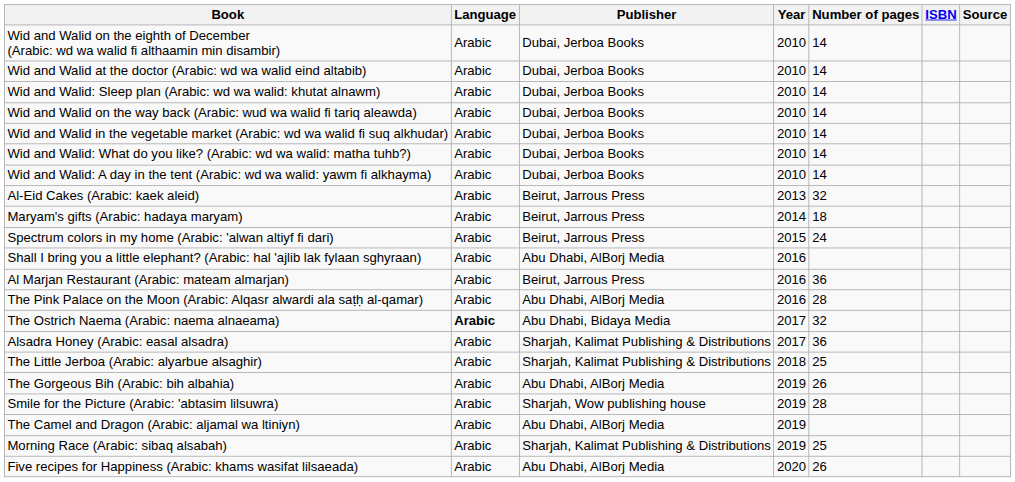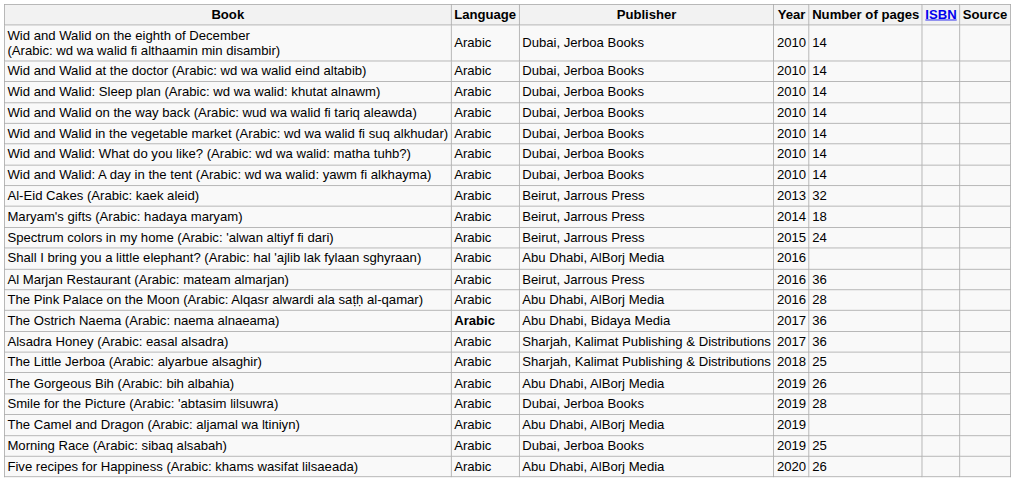(819, 320) 32 -> (819, 320) 36
(614, 404) Sharjah, Wow publishing house -> (583, 404) Dubai, Jerboa Books
(647, 445) Sharjah, Kalimat Publishing & Distributions -> (583, 445) Dubai, Jerboa Books
